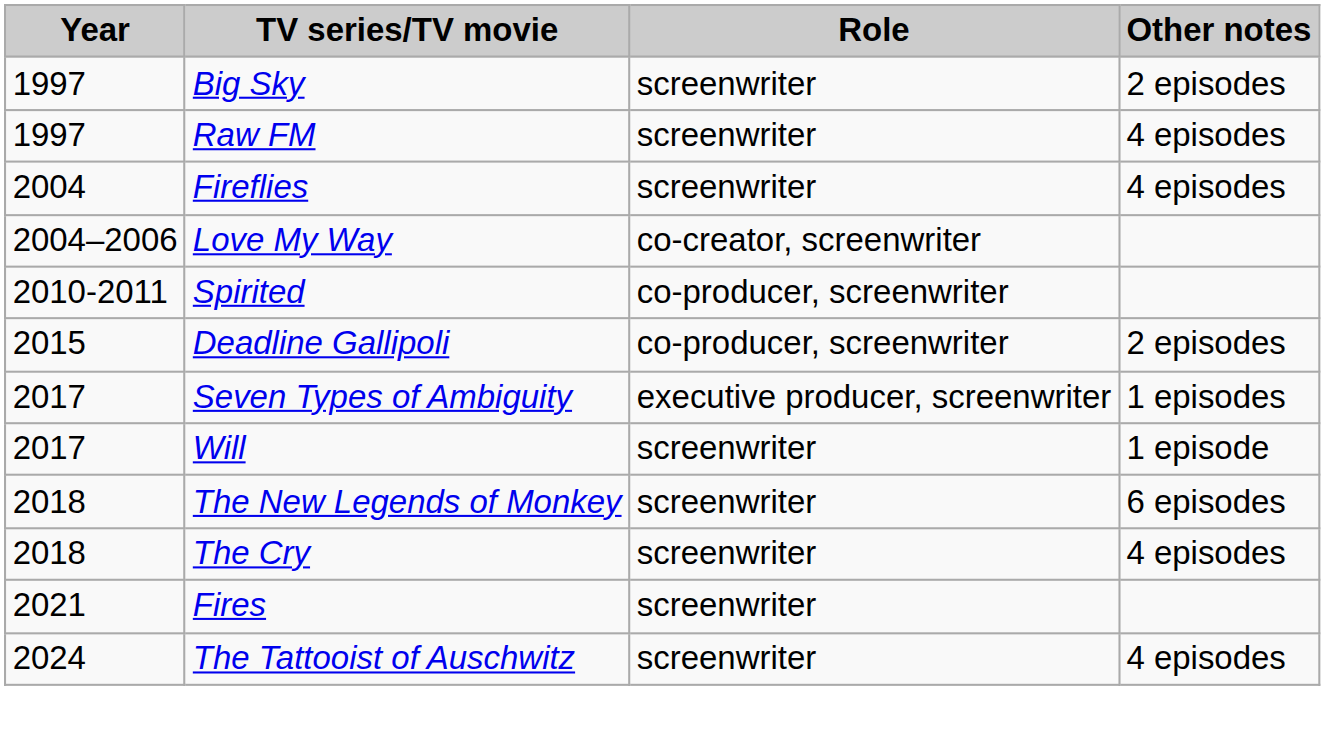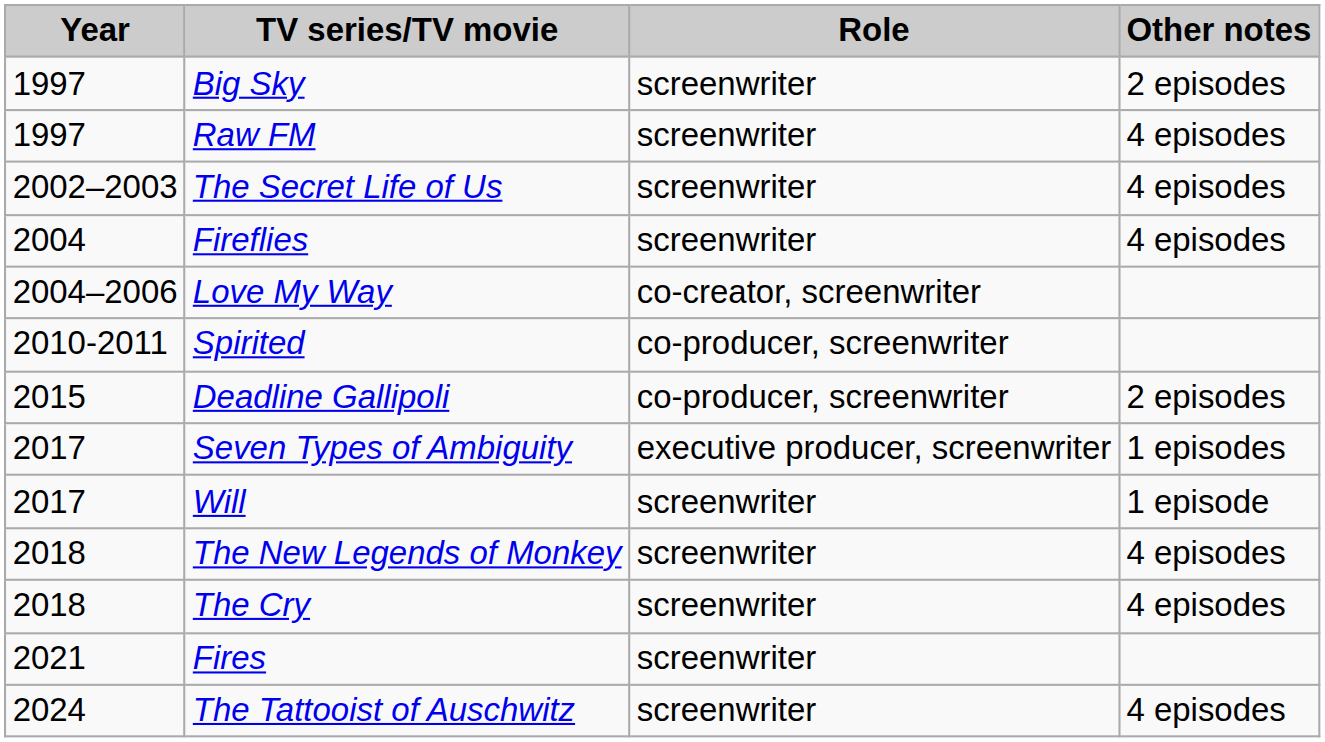+ row: (348, 187)
(1206, 501) 6 episodes -> (1206, 553) 4 episodes
